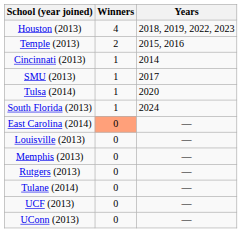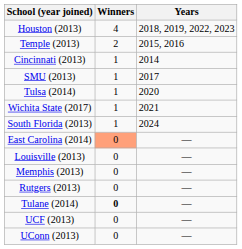+ row: (50, 108)
(116, 188) normal -> (116, 204) bold
